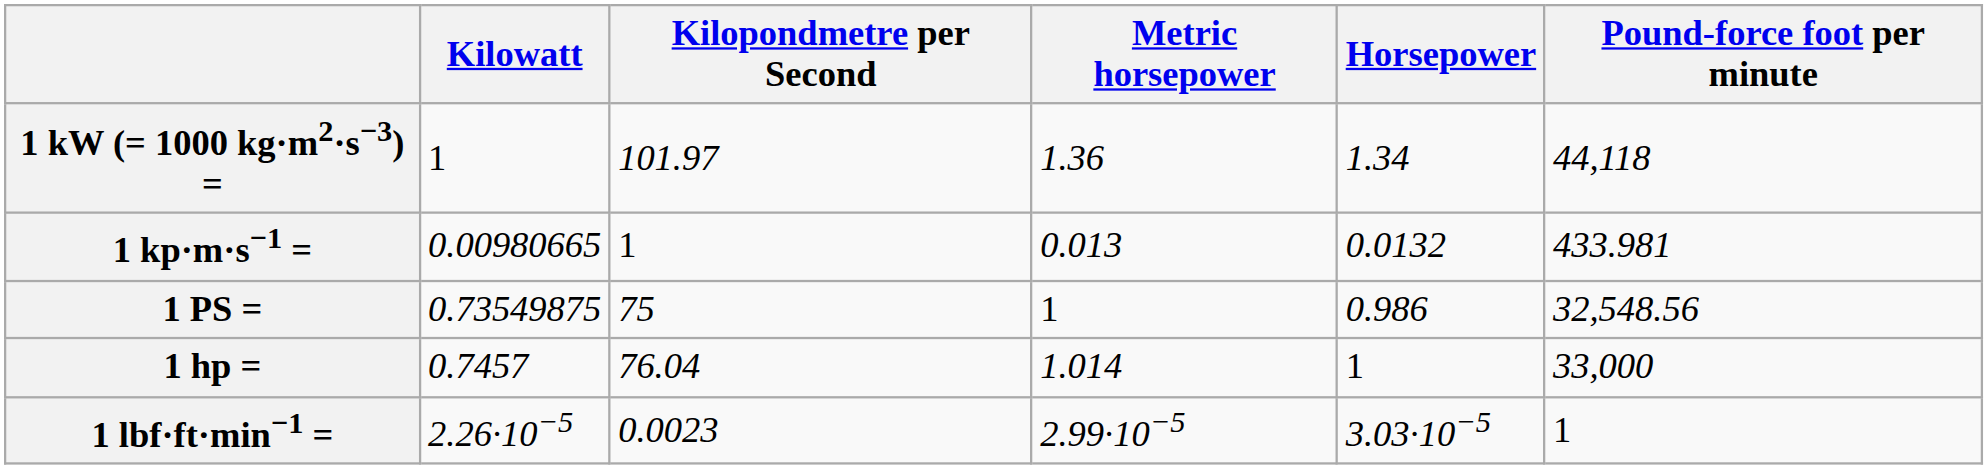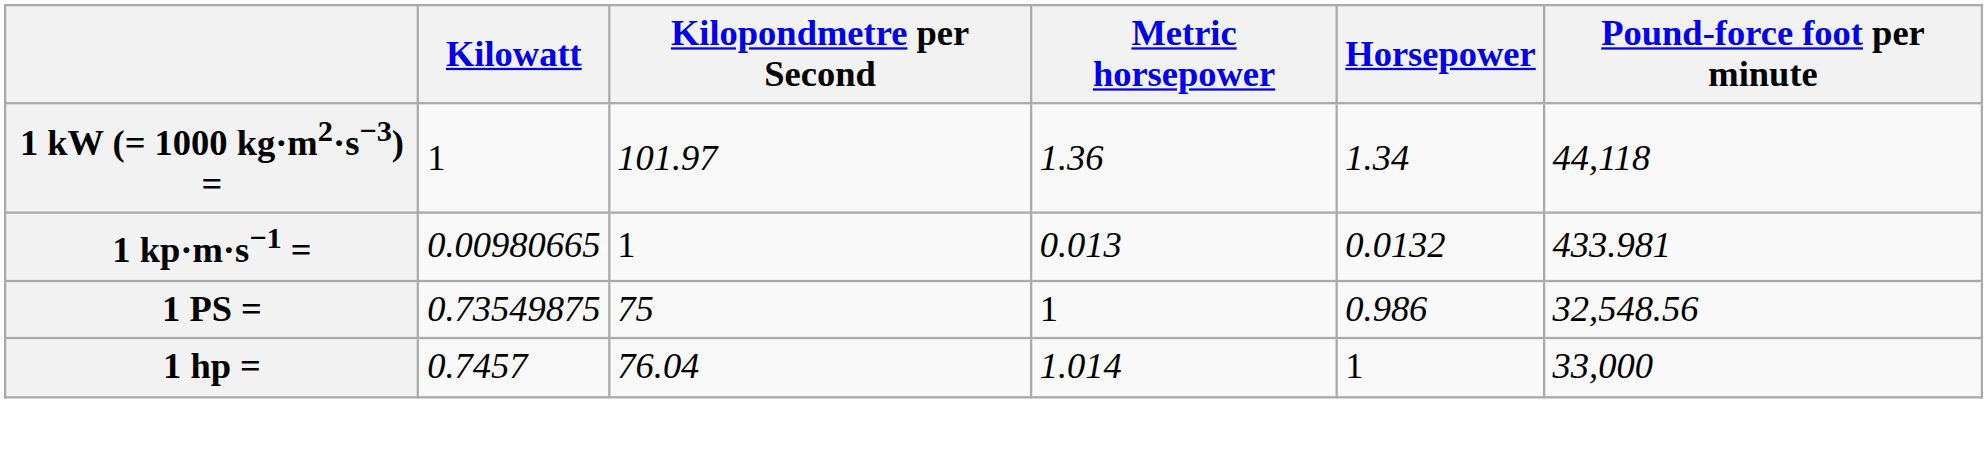- row: (212, 429)
